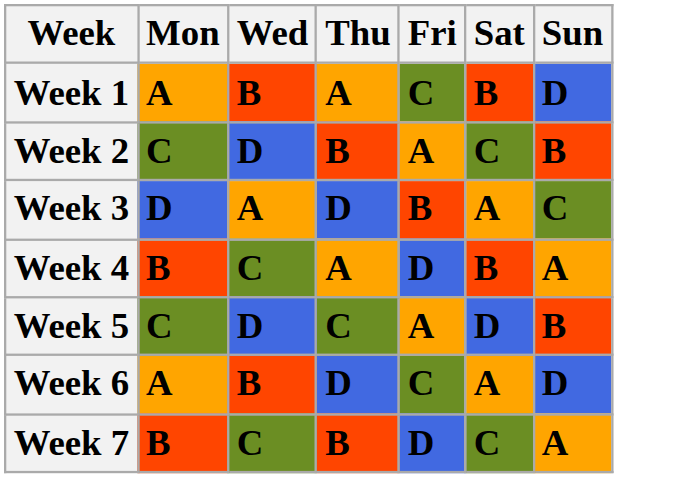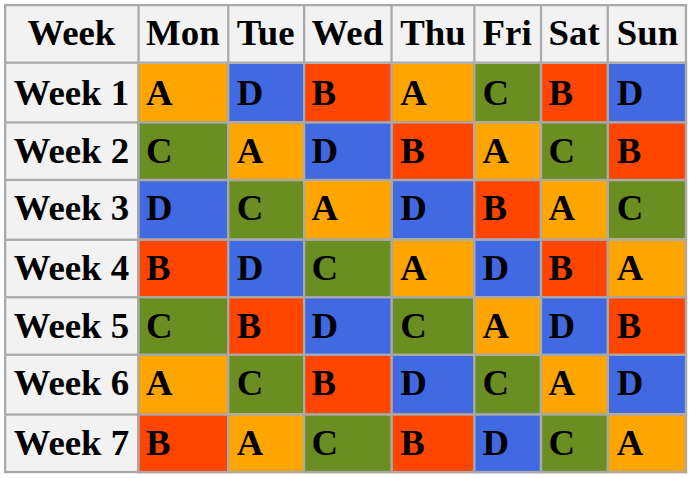+ column: (266, 33)
